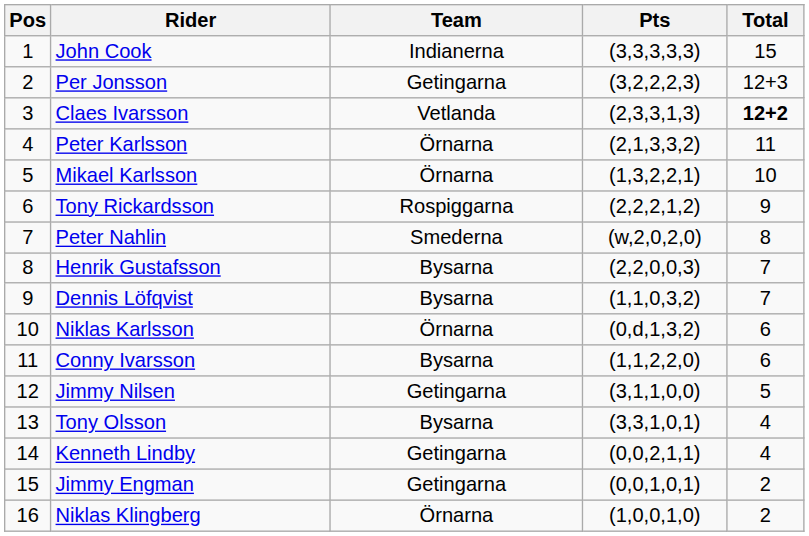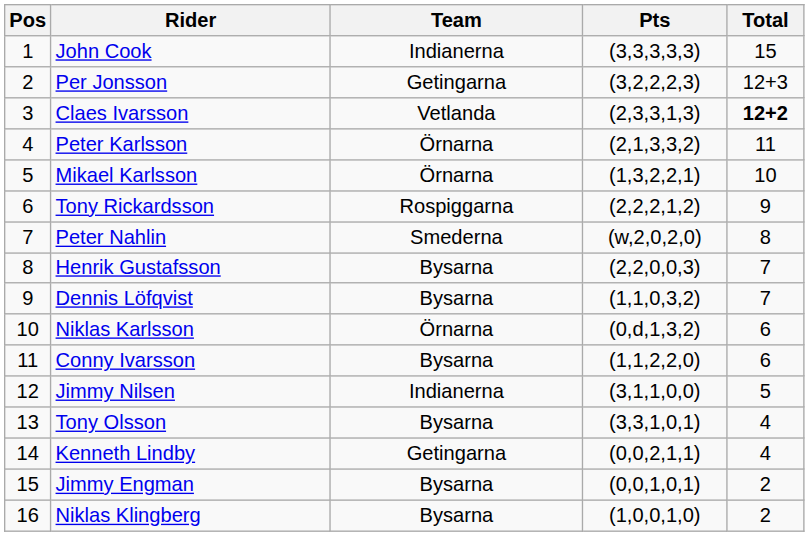(456, 392) Getingarna -> (456, 392) Indianerna
(456, 485) Getingarna -> (456, 485) Bysarna
(456, 515) Örnarna -> (456, 515) Bysarna
